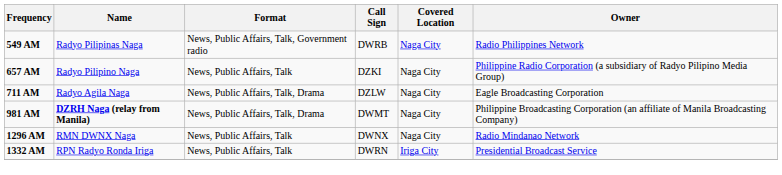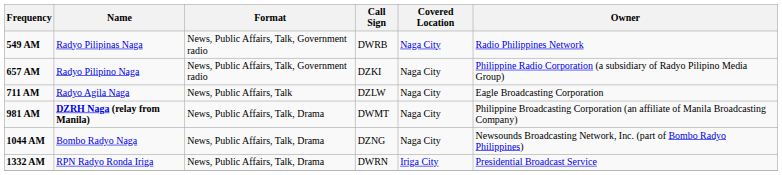(240, 71) News, Public Affairs, Talk -> (267, 71) News, Public Affairs, Talk, Government radio
(256, 93) News, Public Affairs, Talk, Drama -> (240, 93) News, Public Affairs, Talk
+ row: (26, 141)
- row: (26, 135)
(240, 151) News, Public Affairs, Talk -> (256, 162) News, Public Affairs, Talk, Drama
